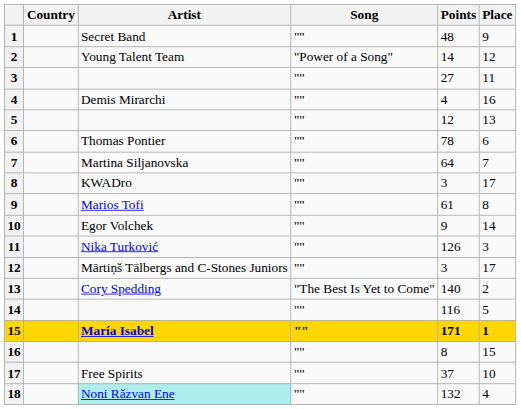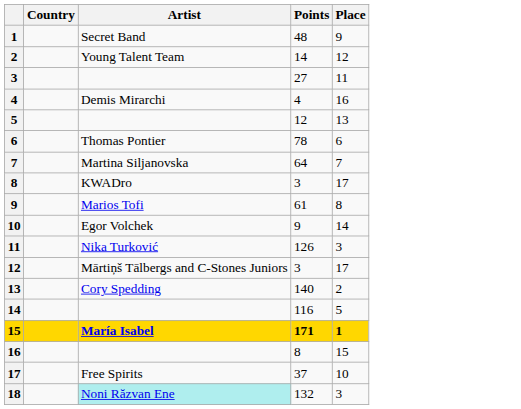- column: (364, 15)
(486, 394) 4 -> (339, 394) 3
